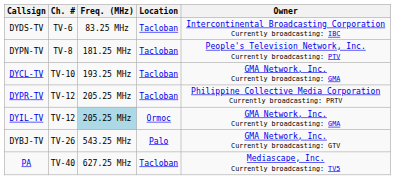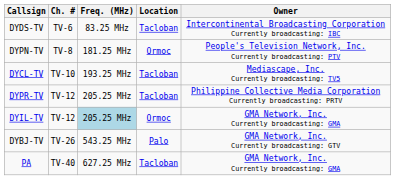(159, 51) Tacloban -> (159, 51) Ormoc
(286, 74) GMA Network, Inc. Currently broadcasting: GMA -> (286, 74) Mediascape, Inc. Currently broadcasting: TV5
(286, 163) Mediascape, Inc. Currently broadcasting: TV5 -> (286, 163) GMA Network, Inc. Currently broadcasting: GMA
